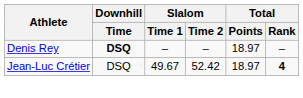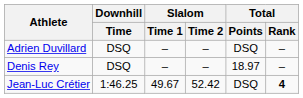+ row: (47, 49)
(119, 49) bold -> (119, 67) normal
(119, 67) DSQ -> (119, 85) 1:46.25
(246, 67) 18.97 -> (246, 85) DSQ
